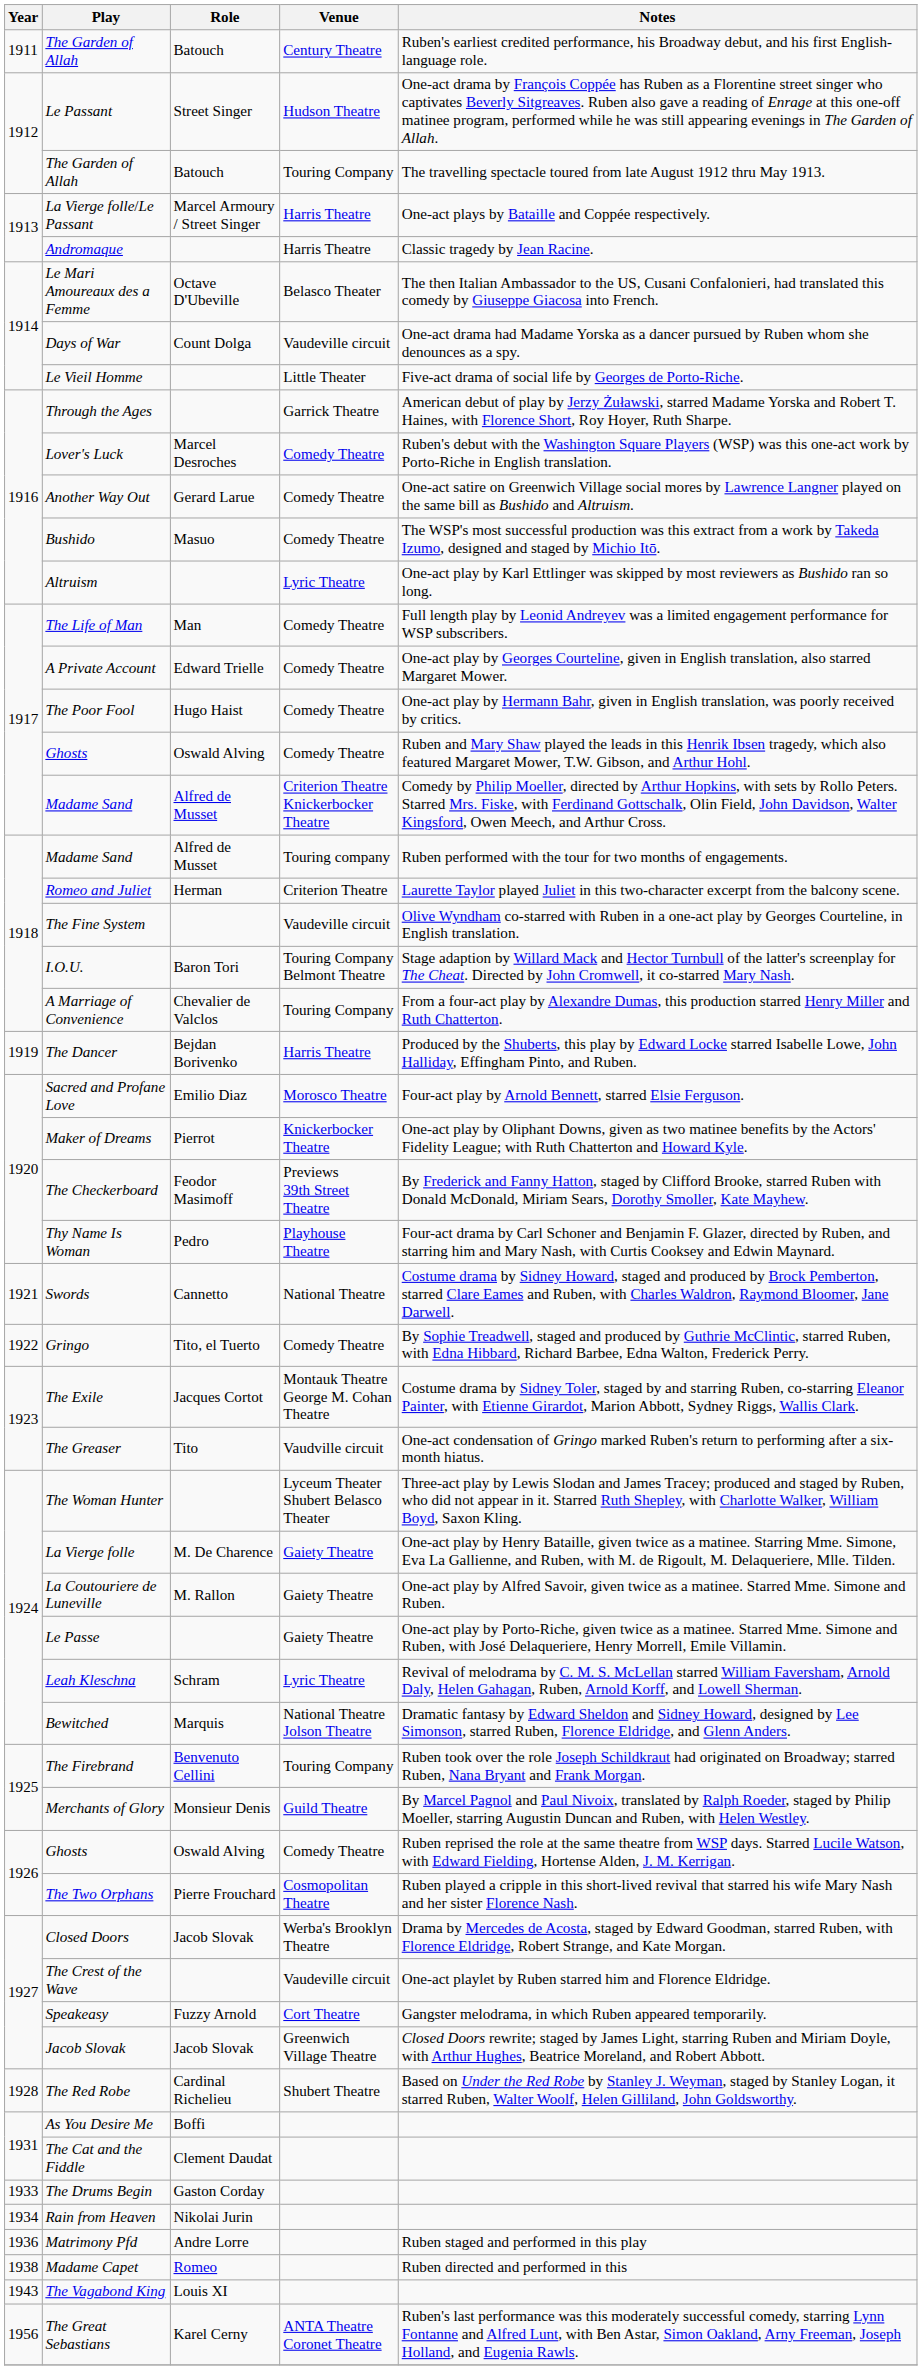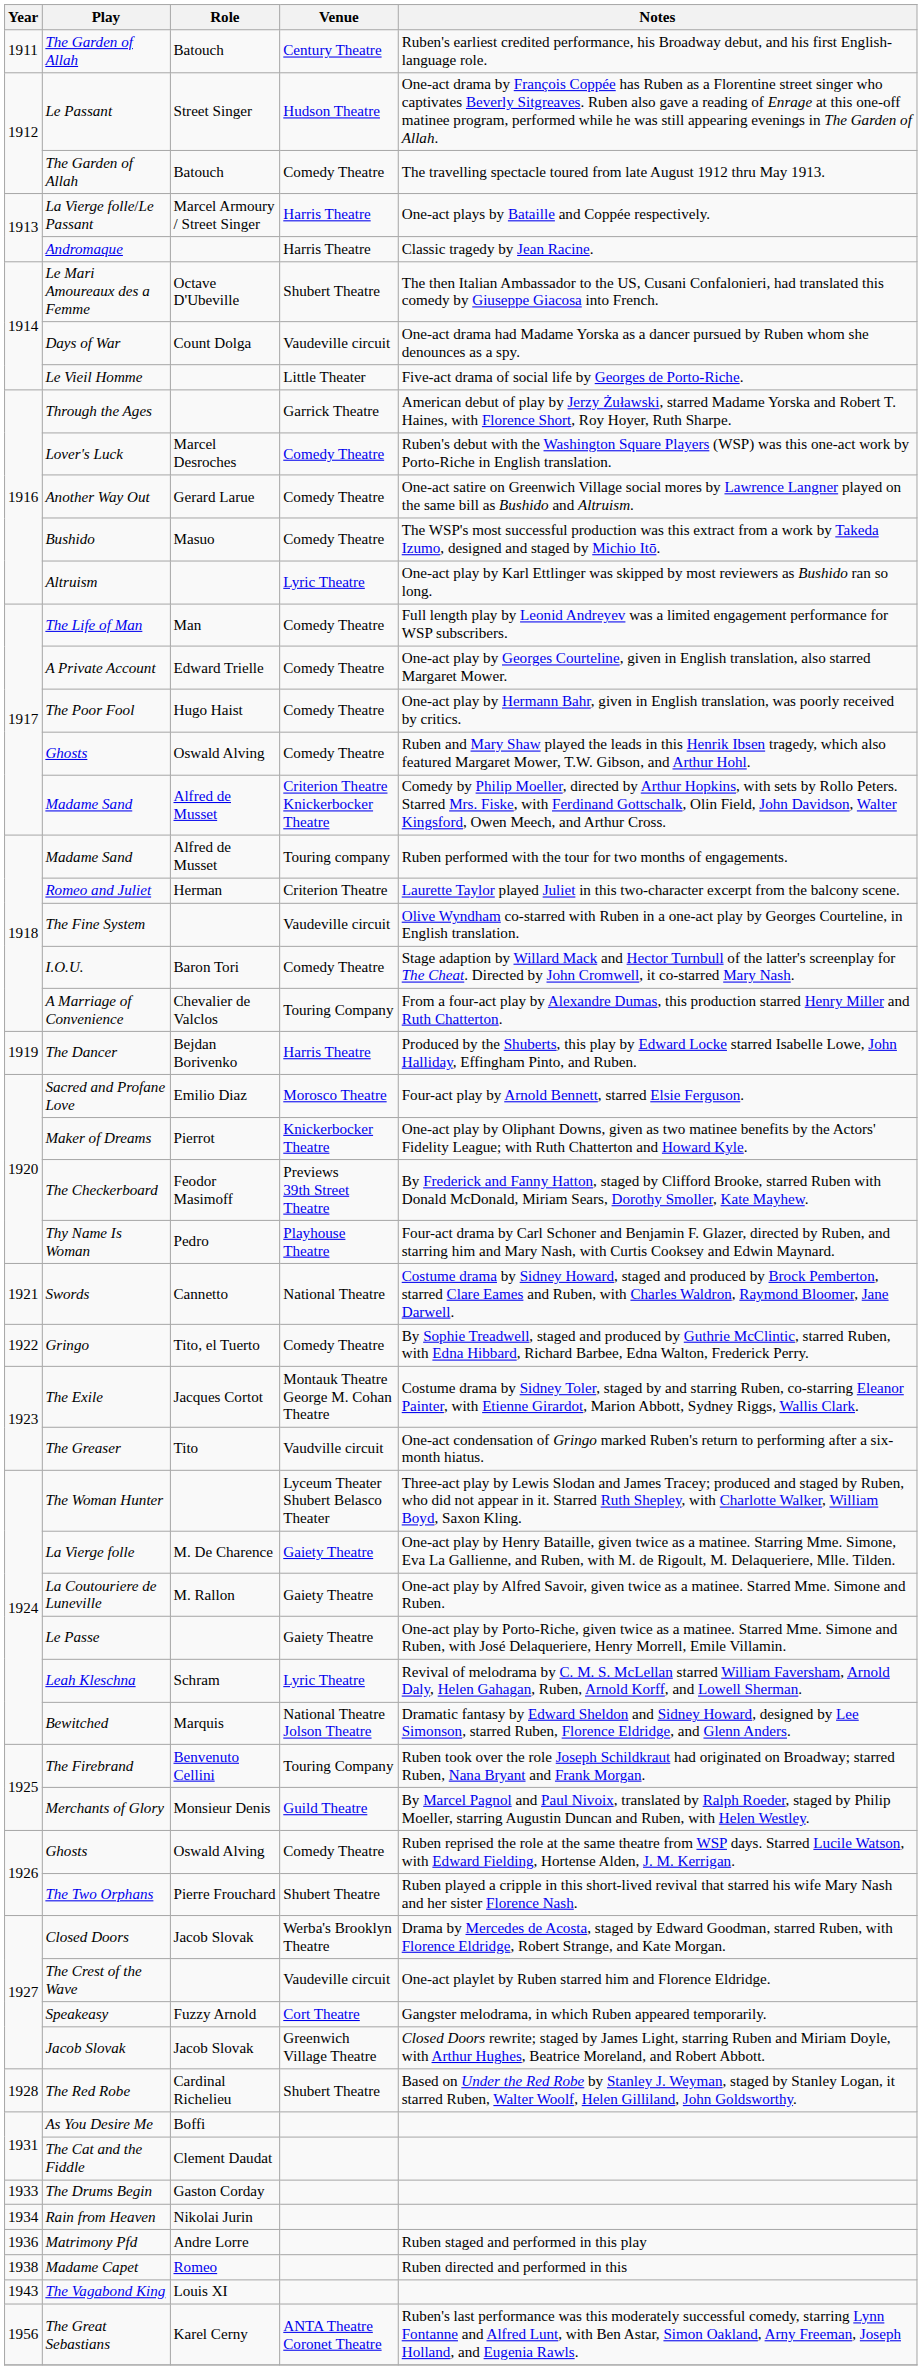(338, 172) Touring Company -> (334, 172) Comedy Theatre
(332, 291) Belasco Theater -> (332, 291) Shubert Theatre
(338, 967) Touring Company Belmont Theatre -> (334, 967) Comedy Theatre
(326, 1894) Cosmopolitan Theatre -> (332, 1894) Shubert Theatre
